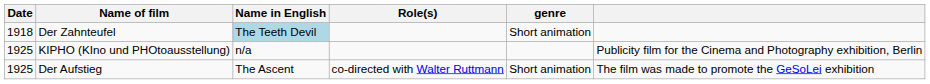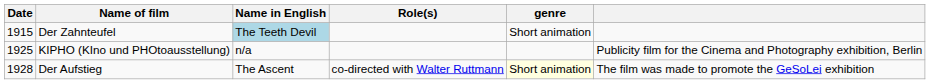(20, 32) 1918 -> (20, 32) 1915
(20, 69) 1925 -> (20, 69) 1928
(550, 69) no background -> (550, 69) lightyellow background
